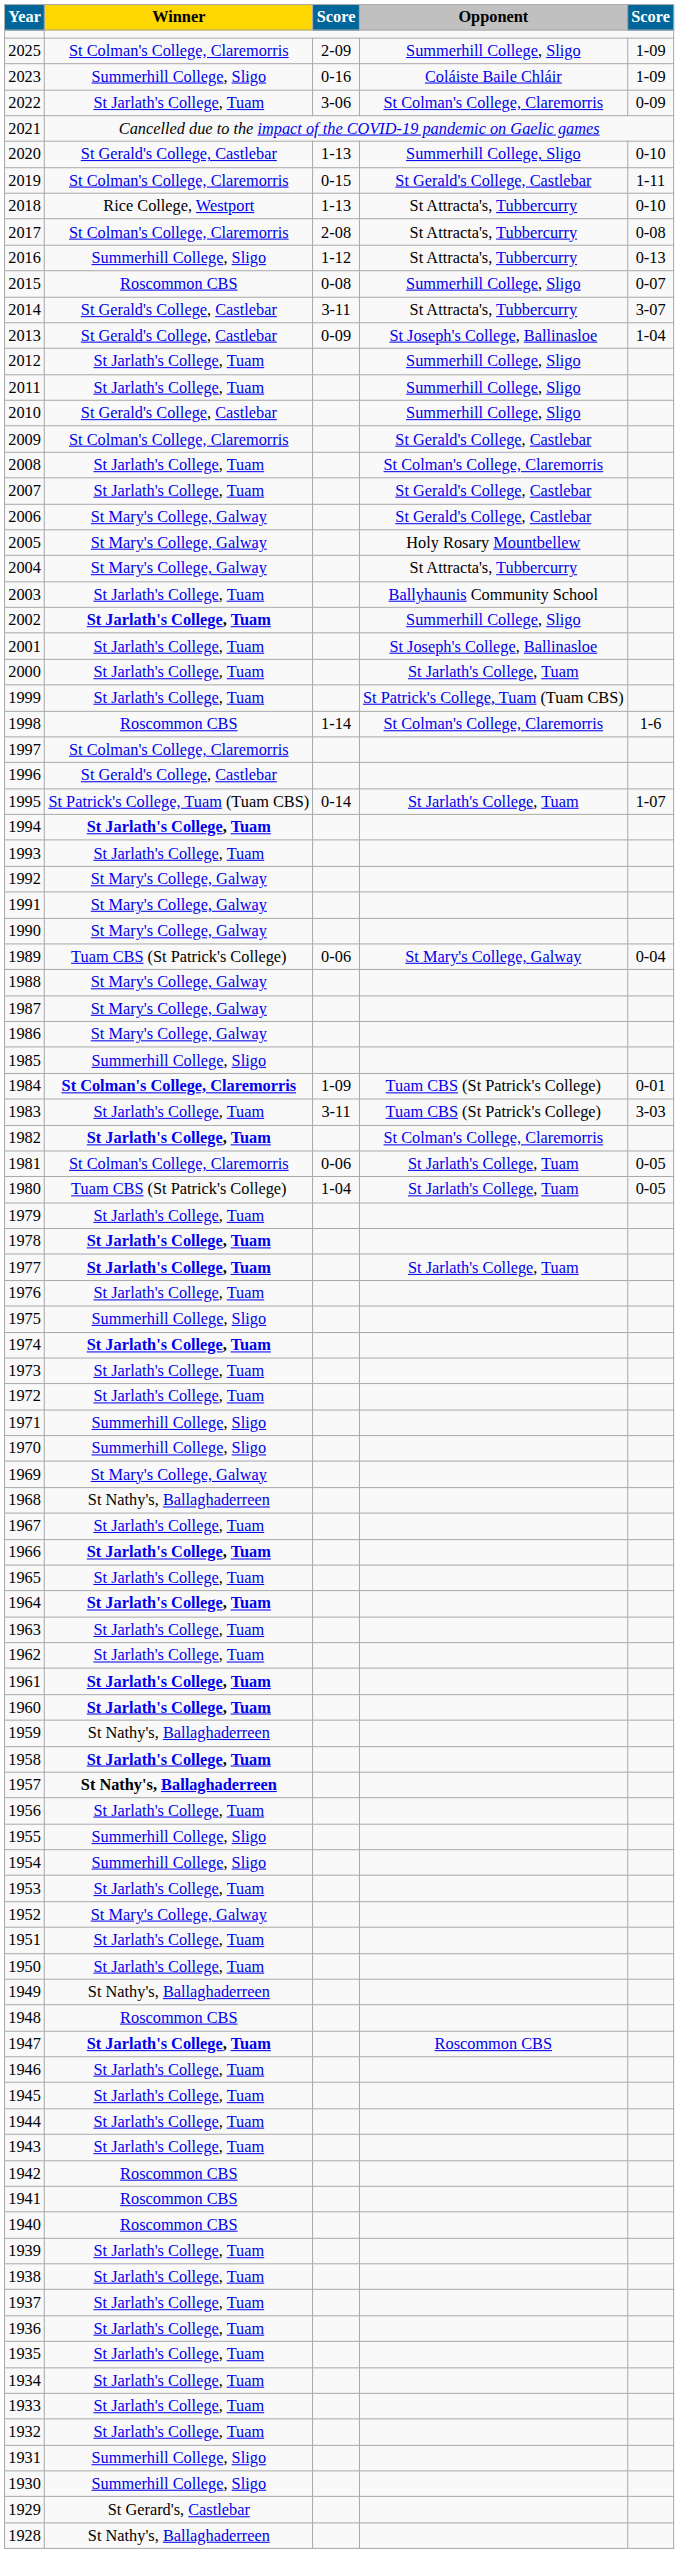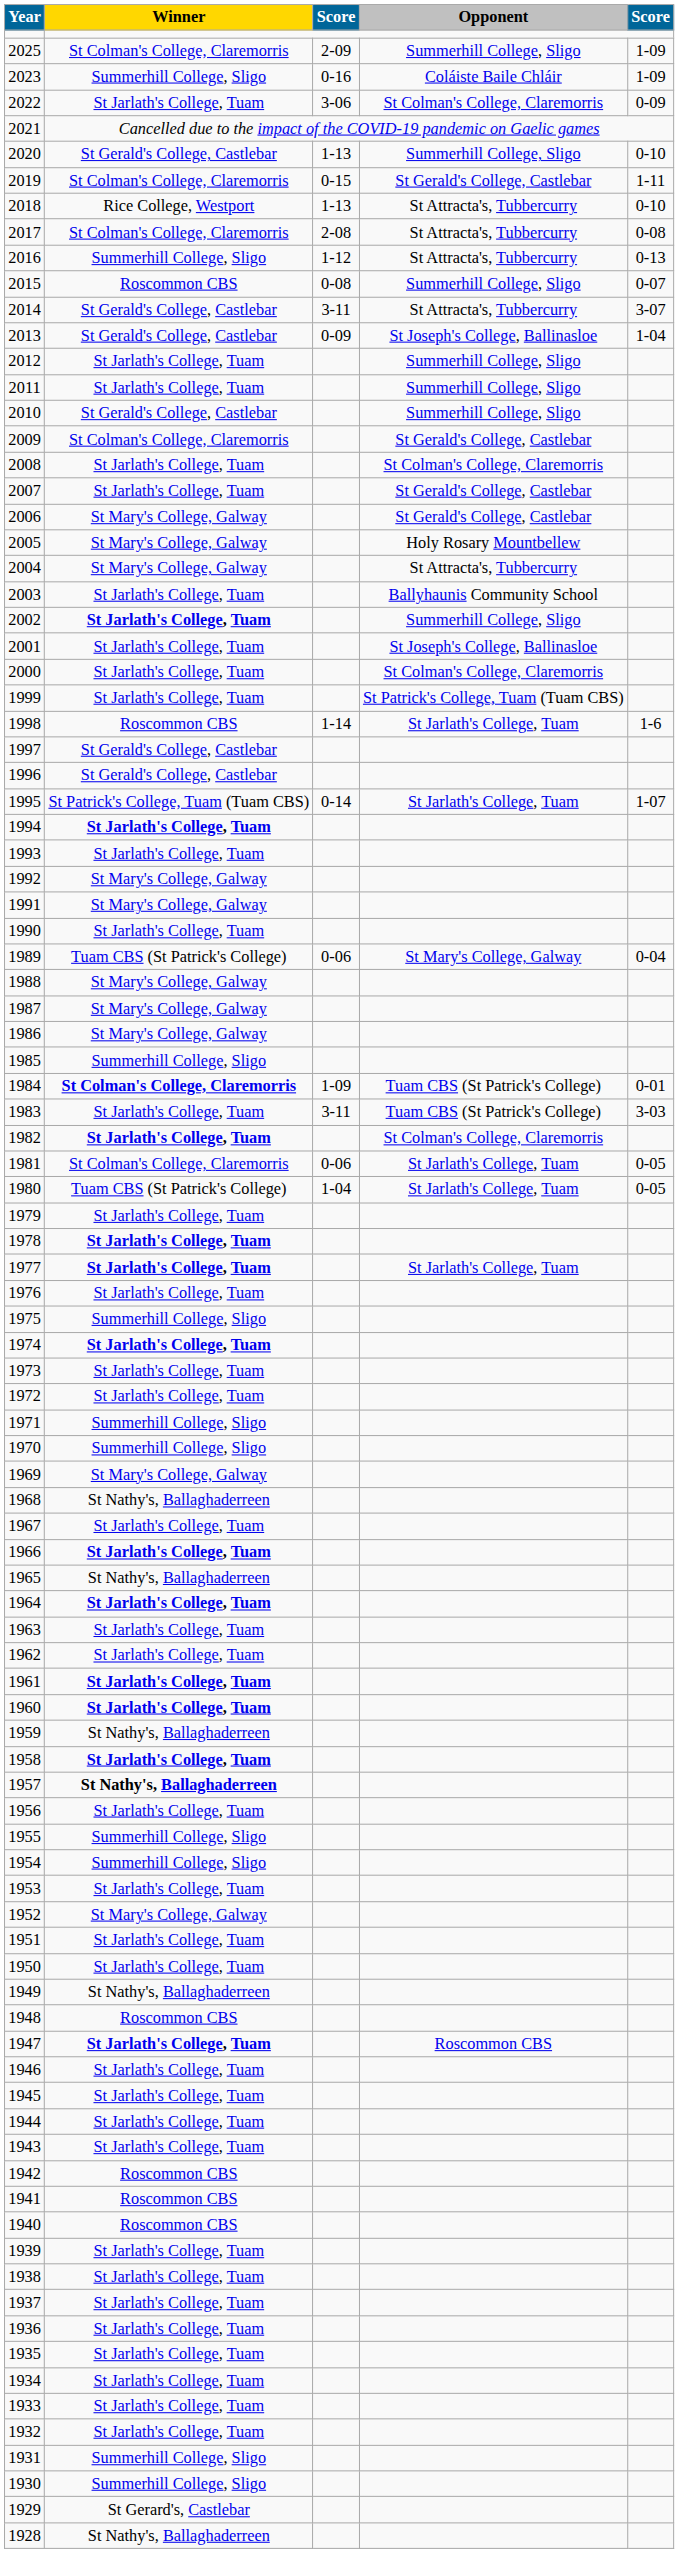(493, 672) St Jarlath's College, Tuam -> (493, 672) St Colman's College, Claremorris
(493, 723) St Colman's College, Claremorris -> (493, 723) St Jarlath's College, Tuam
(179, 749) St Colman's College, Claremorris -> (179, 749) St Gerald's College, Castlebar
(179, 930) St Mary's College, Galway -> (179, 930) St Jarlath's College, Tuam
(179, 1577) St Jarlath's College, Tuam -> (179, 1577) St Nathy's, Ballaghaderreen
